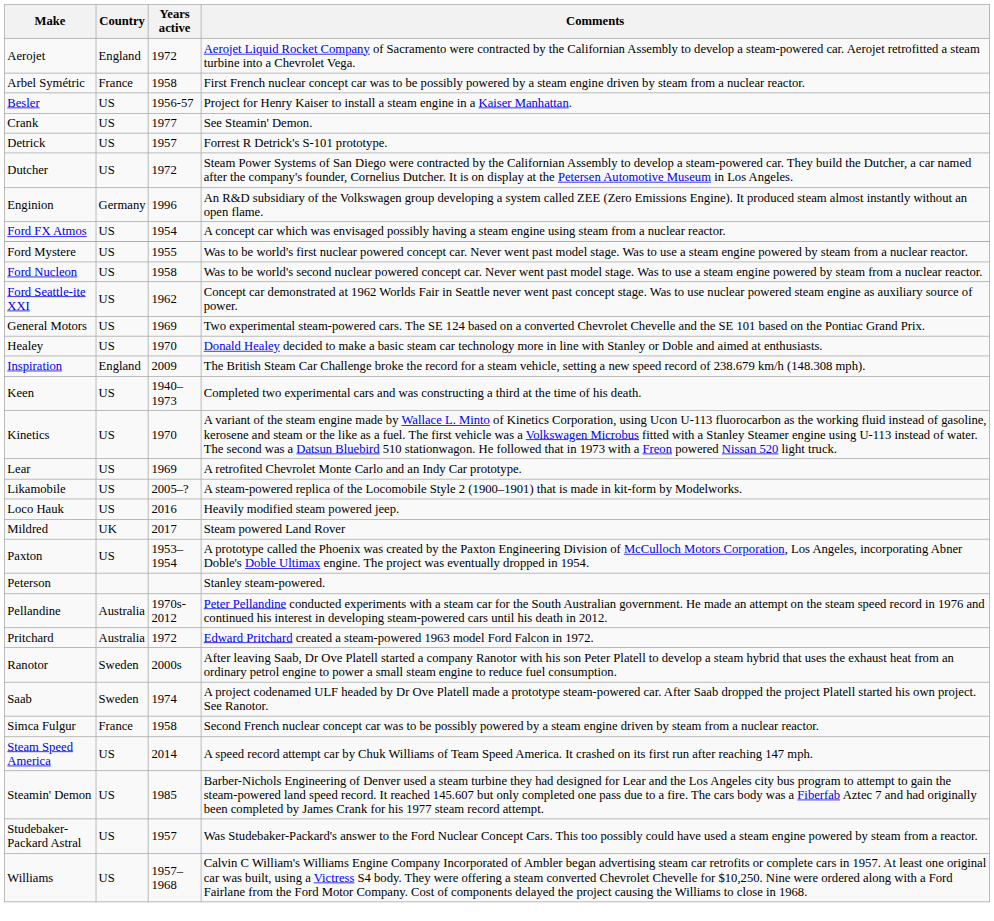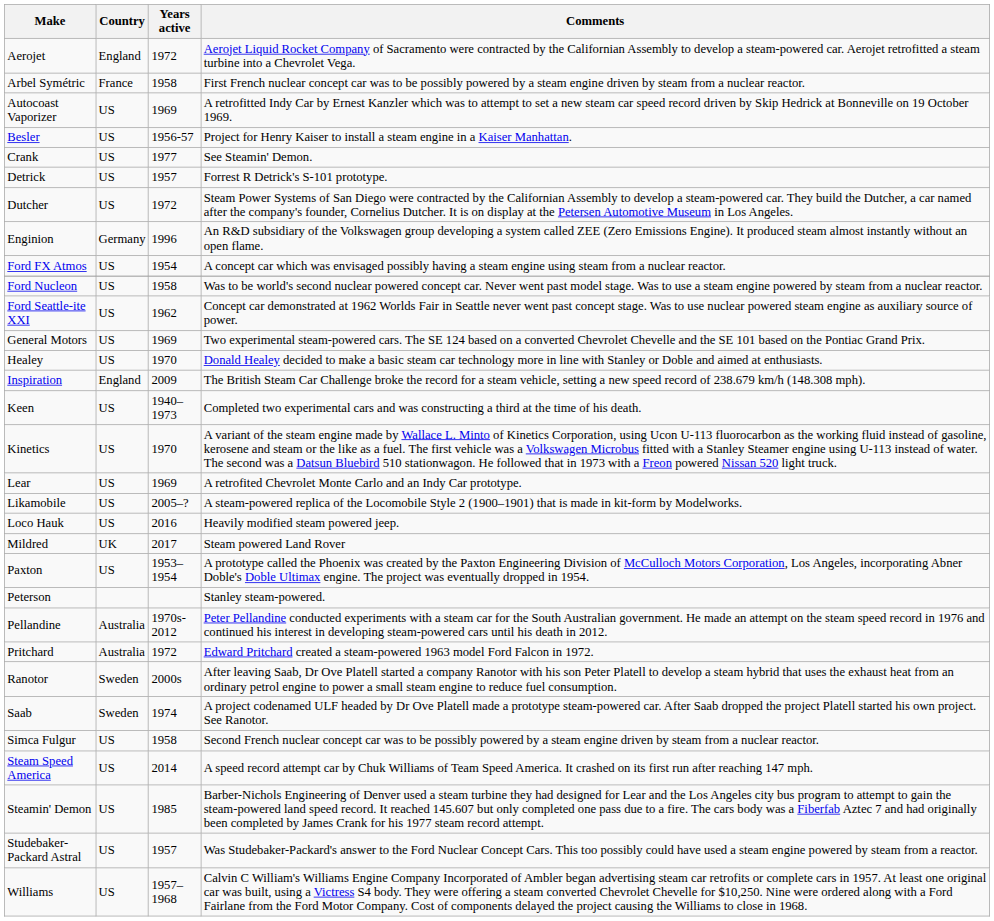+ row: (33, 110)
- row: (42, 251)
(116, 726) France -> (107, 740) US
